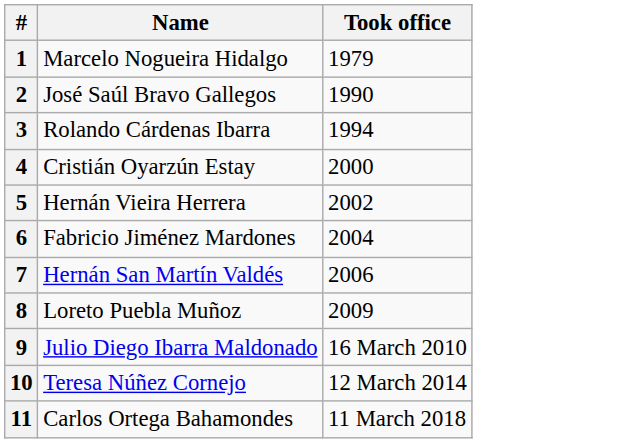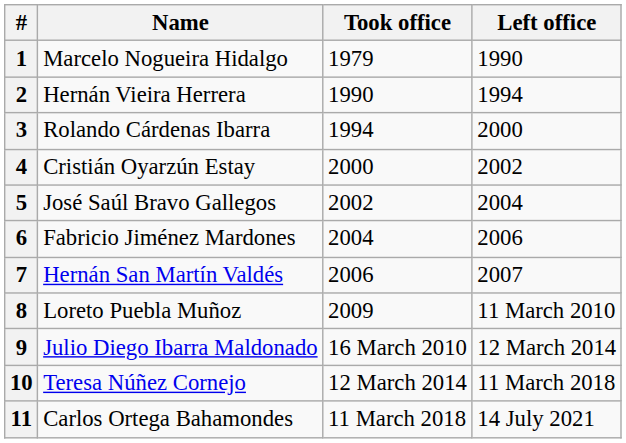+ column: (547, 22)
(160, 94) José Saúl Bravo Gallegos -> (144, 94) Hernán Vieira Herrera
(144, 202) Hernán Vieira Herrera -> (160, 202) José Saúl Bravo Gallegos
